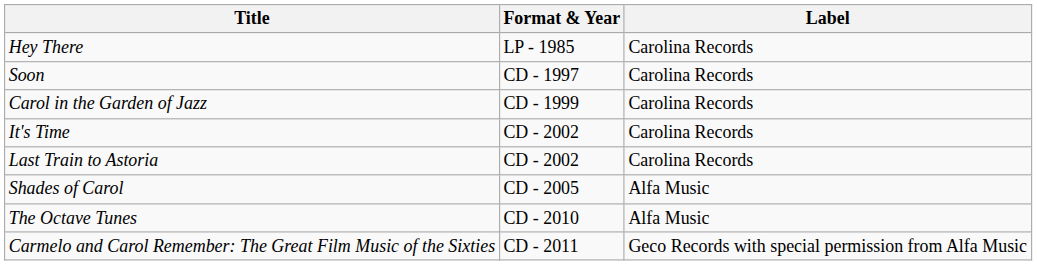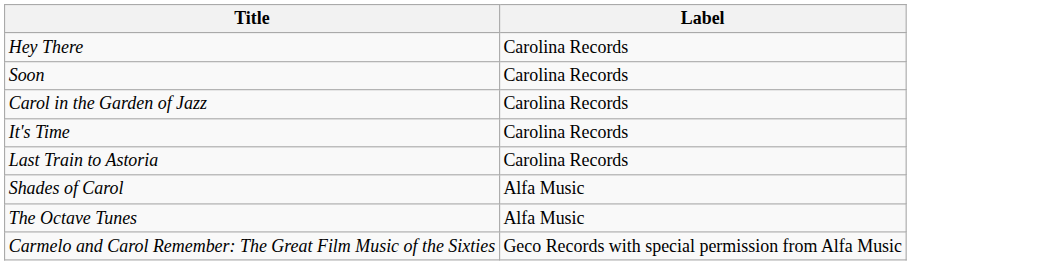- column: (562, 18)
